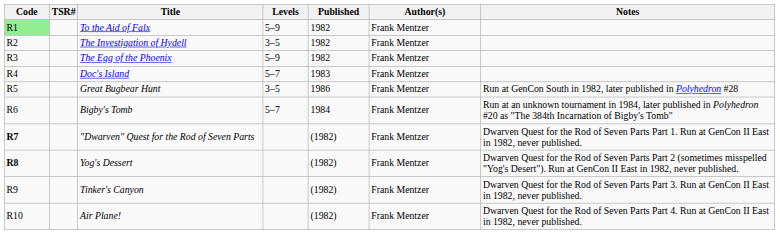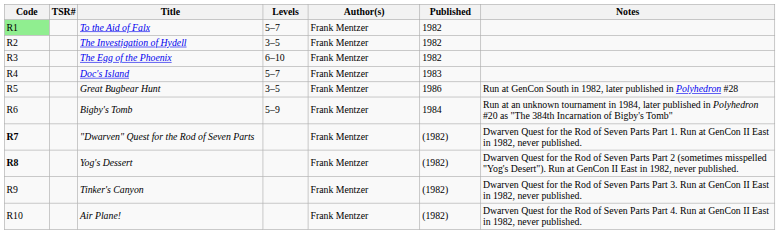columns swapped: (425, 12) <-> (339, 12)
(272, 27) 5–9 -> (272, 27) 5–7
(272, 58) 5–9 -> (275, 58) 6–10
(272, 110) 5–7 -> (272, 110) 5–9
